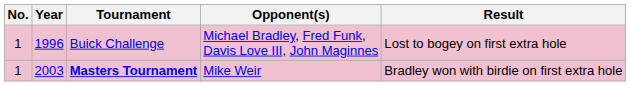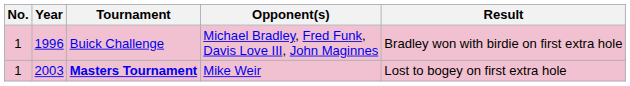(475, 43) Lost to bogey on first extra hole -> (503, 43) Bradley won with birdie on first extra hole
(503, 71) Bradley won with birdie on first extra hole -> (475, 71) Lost to bogey on first extra hole
